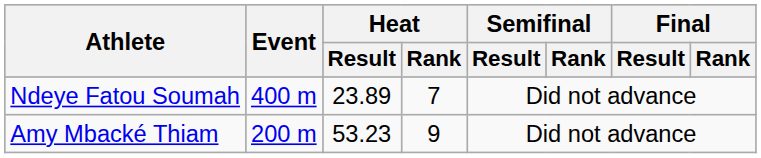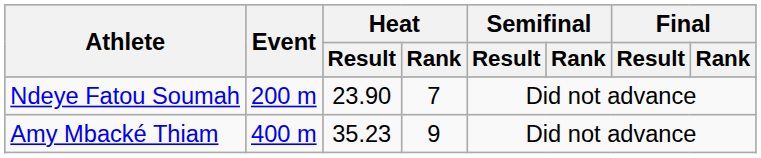(284, 96) 400 m -> (284, 96) 200 m
(362, 96) 23.89 -> (362, 96) 23.90
(284, 134) 200 m -> (284, 134) 400 m
(362, 134) 53.23 -> (362, 134) 35.23
